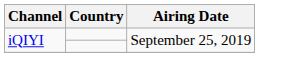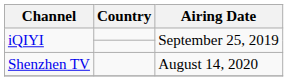+ row: (49, 64)
